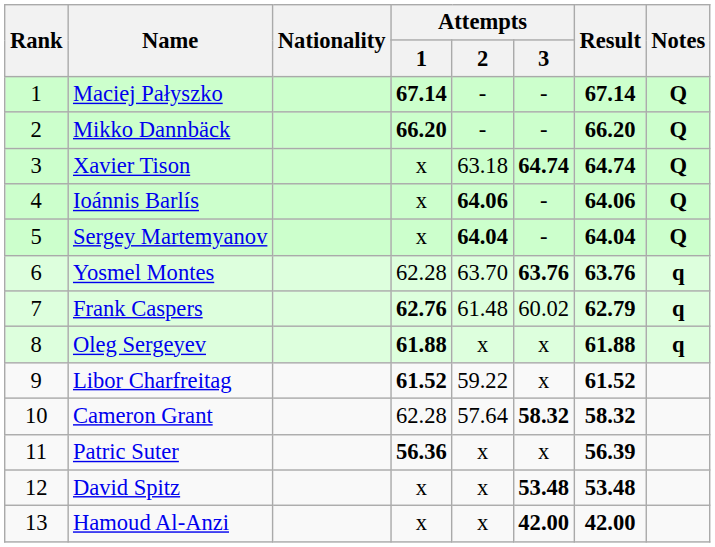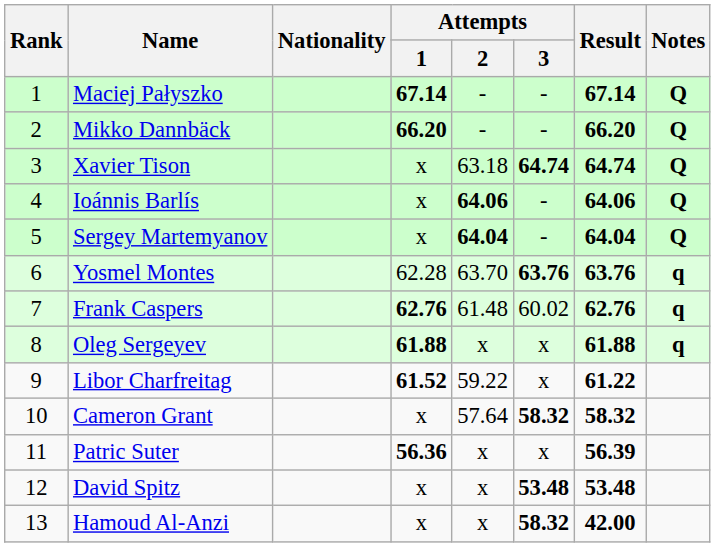(610, 308) 62.79 -> (610, 308) 62.76
(610, 380) 61.52 -> (610, 380) 61.22
(421, 415) 62.28 -> (421, 415) x
(544, 523) 42.00 -> (544, 523) 58.32
